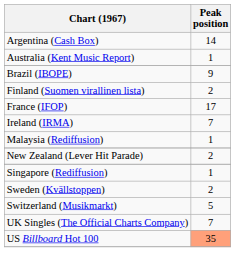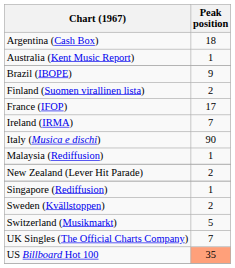(211, 40) 14 -> (211, 40) 18
+ row: (54, 139)
